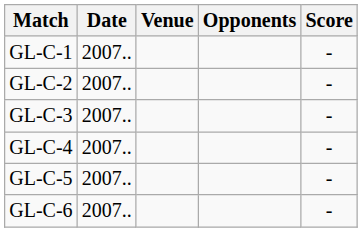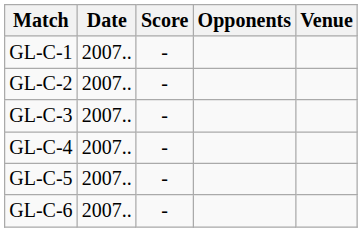columns swapped: (167, 20) <-> (329, 20)
